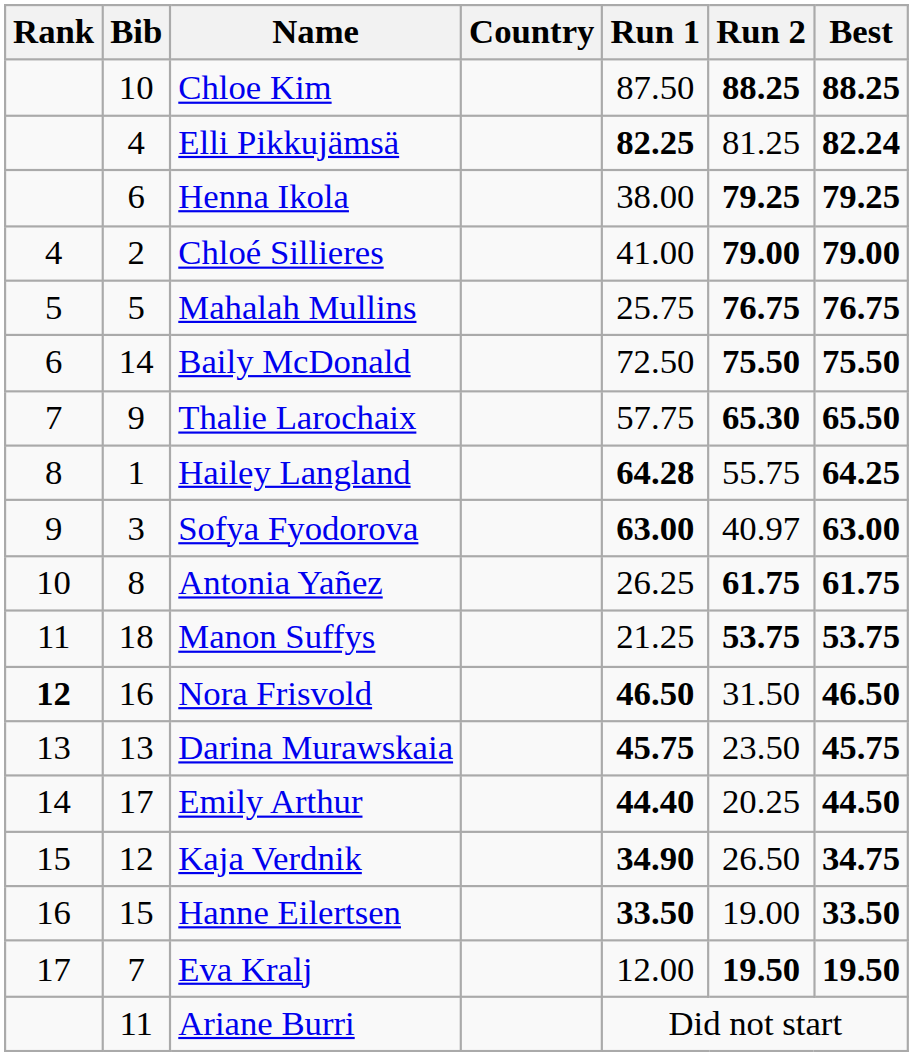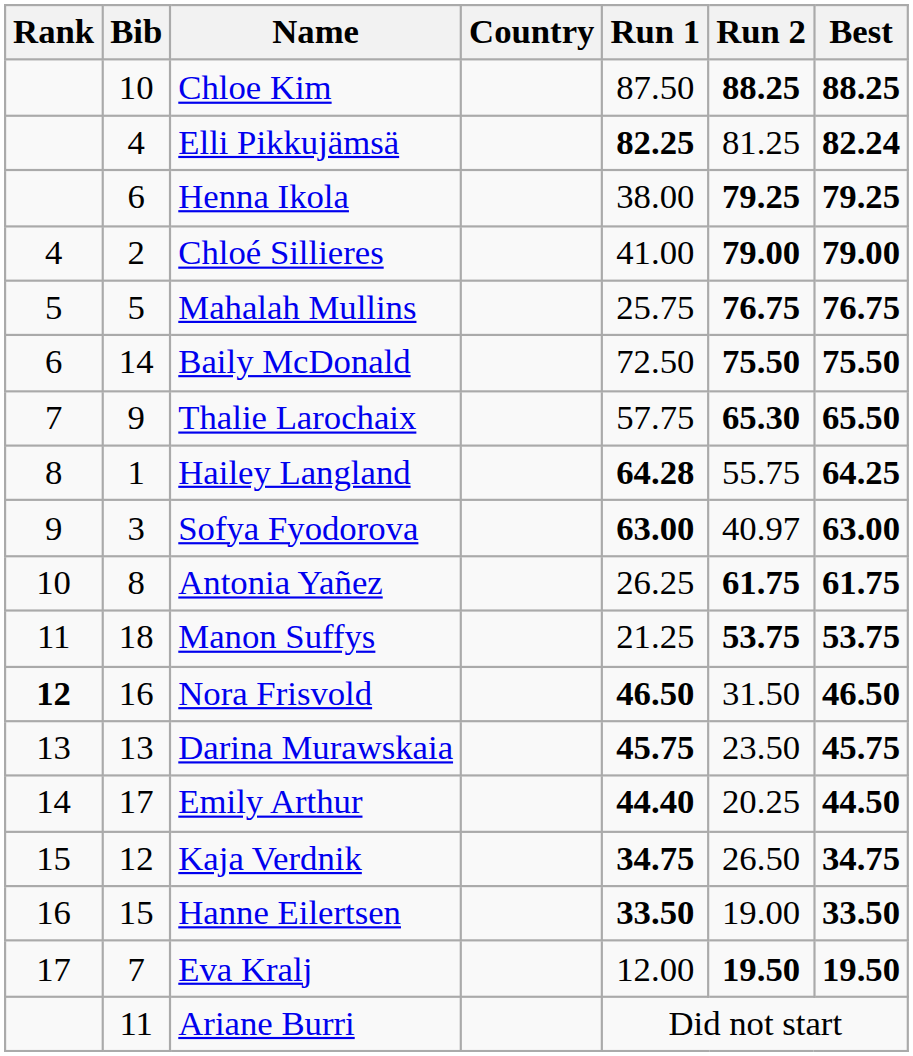(655, 857) 34.90 -> (655, 857) 34.75
